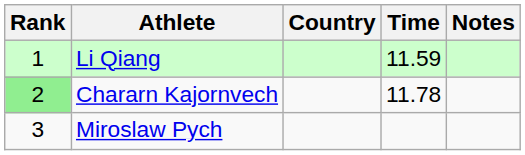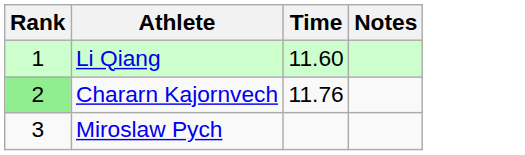- column: (332, 22)
(414, 58) 11.59 -> (316, 58) 11.60
(414, 94) 11.78 -> (316, 94) 11.76
